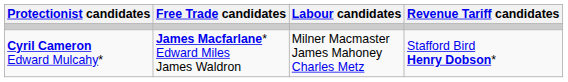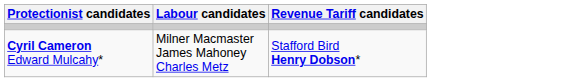- column: (221, 14)
